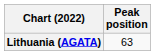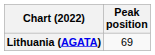(127, 42) 63 -> (127, 42) 69
